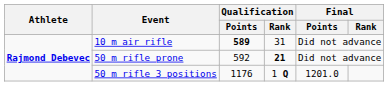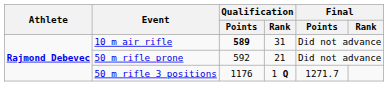(280, 57) bold -> (280, 57) normal
(322, 73) 1201.0 -> (322, 73) 1271.7
